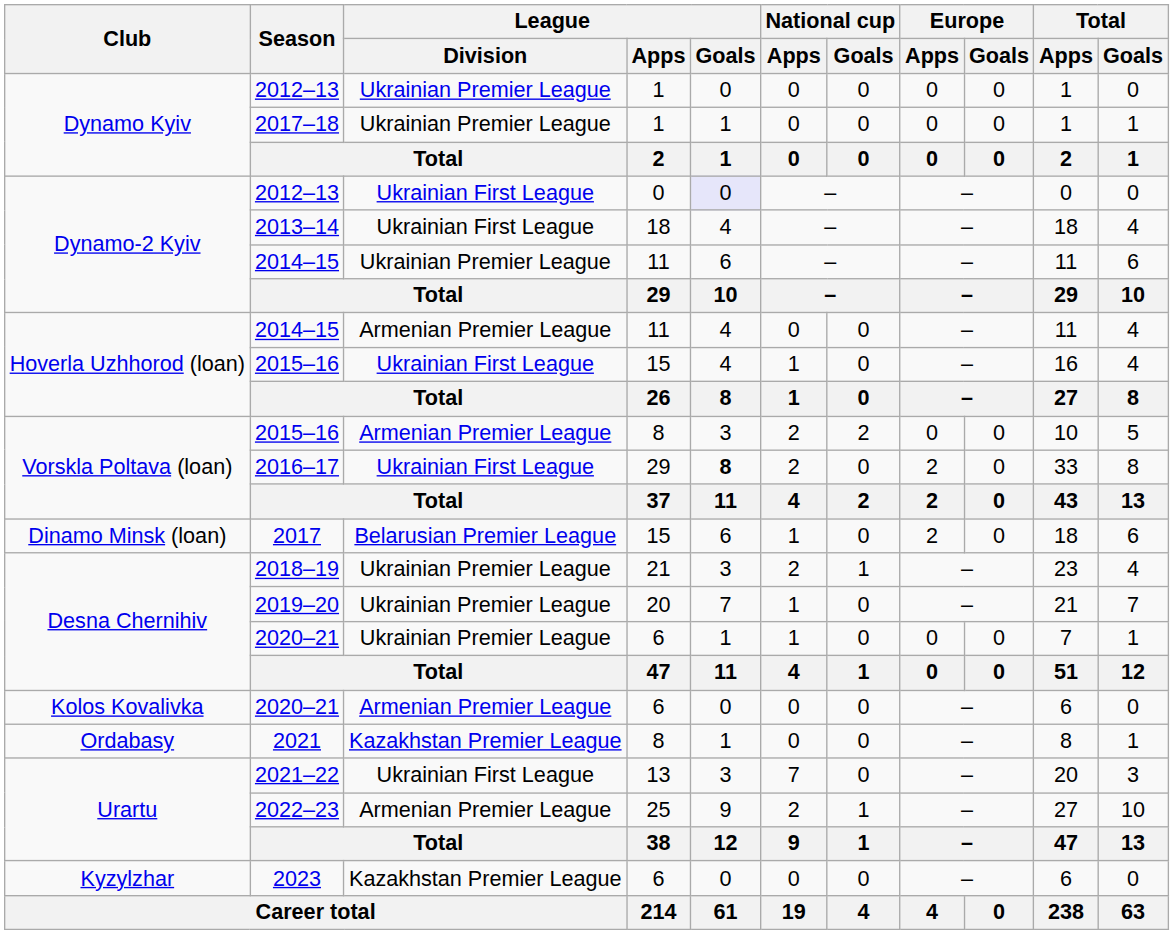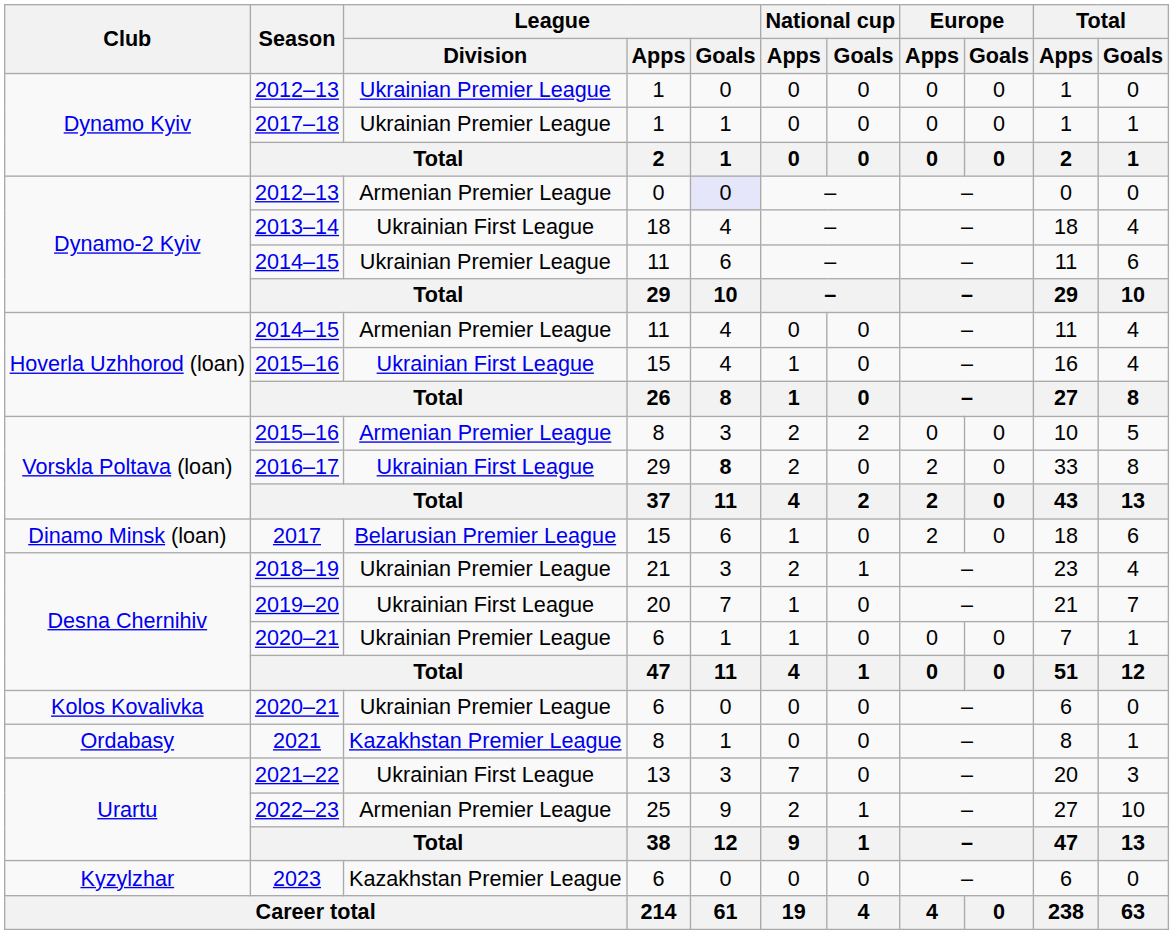(485, 192) Ukrainian First League -> (485, 192) Armenian Premier League
(485, 603) Ukrainian Premier League -> (485, 603) Ukrainian First League
(485, 706) Armenian Premier League -> (485, 706) Ukrainian Premier League
